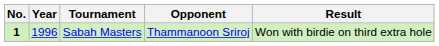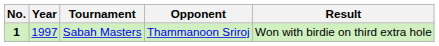(44, 32) 1996 -> (44, 32) 1997
